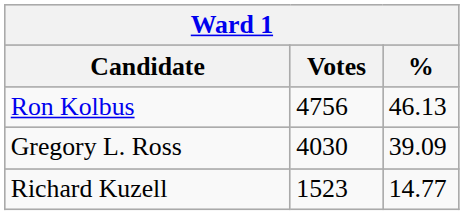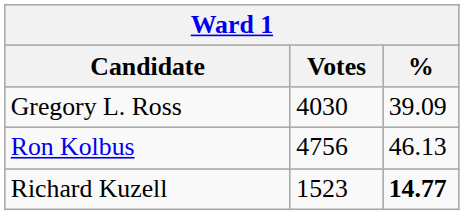rows swapped: (73, 106) <-> (96, 147)
(418, 188) normal -> (418, 188) bold
